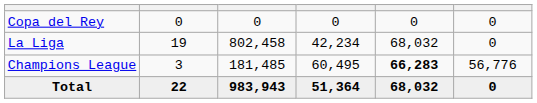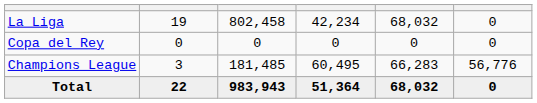rows swapped: (36, 44) <-> (56, 22)
(414, 65) bold -> (414, 65) normal
